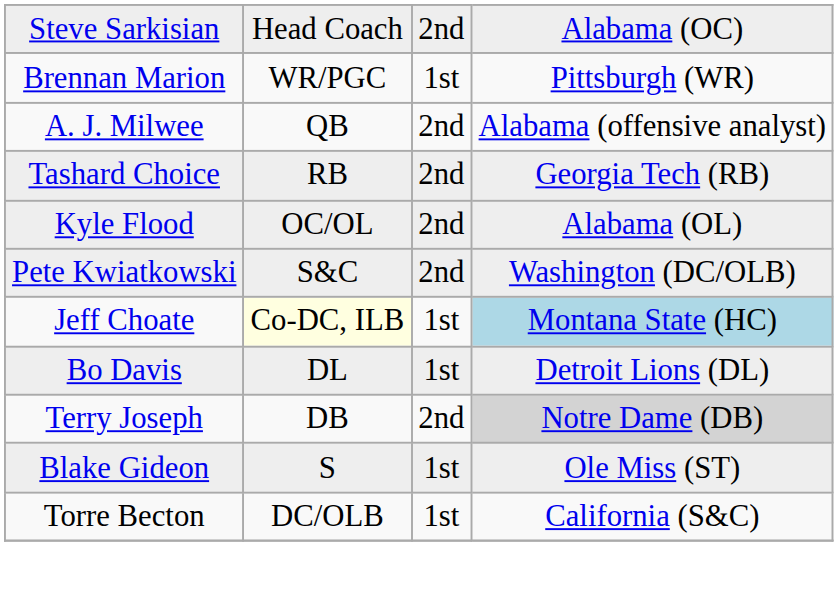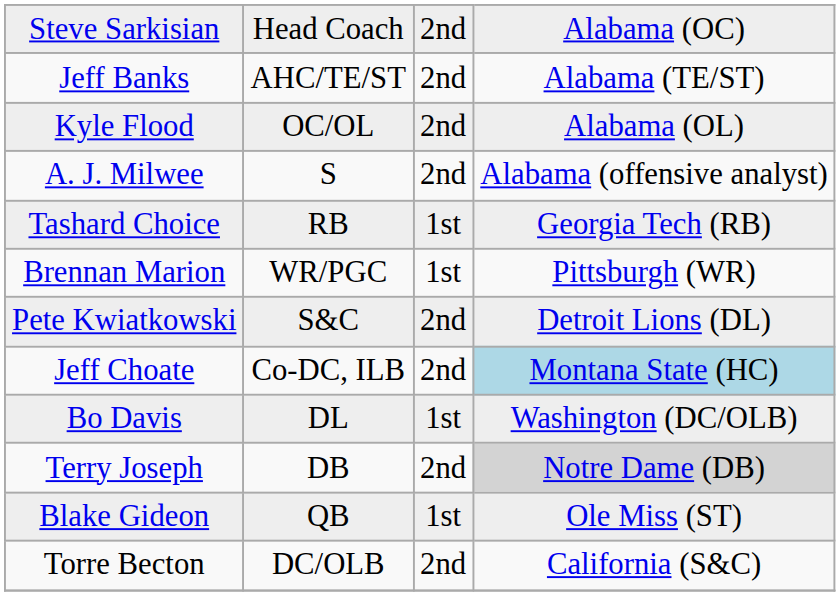+ row: (124, 77)
rows swapped: (124, 223) <-> (124, 77)
(327, 126) QB -> (328, 175) S
(441, 175) 2nd -> (443, 223) 1st
(652, 272) Washington (DC/OLB) -> (654, 321) Detroit Lions (DL)
(327, 321) lightyellow background -> (328, 369) no background
(441, 321) 1st -> (443, 369) 2nd
(652, 369) Detroit Lions (DL) -> (654, 418) Washington (DC/OLB)
(327, 467) S -> (328, 516) QB
(441, 516) 1st -> (443, 564) 2nd
